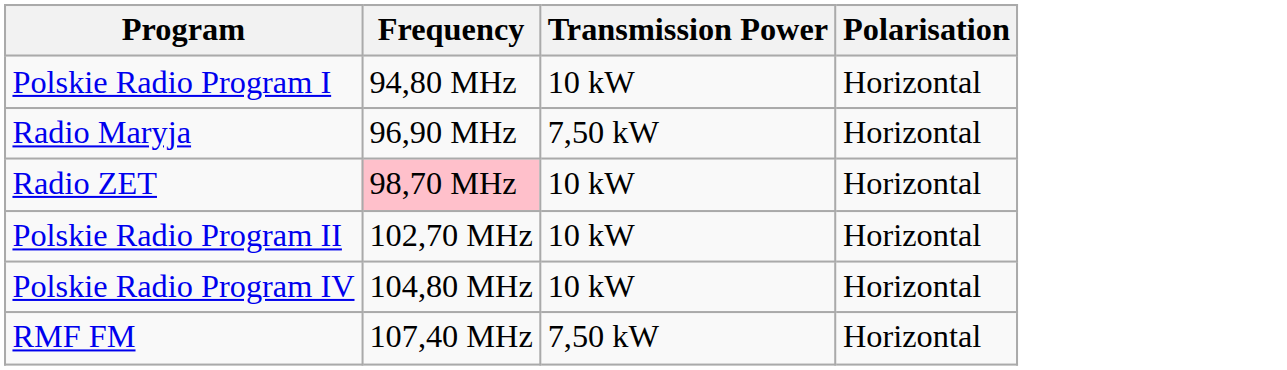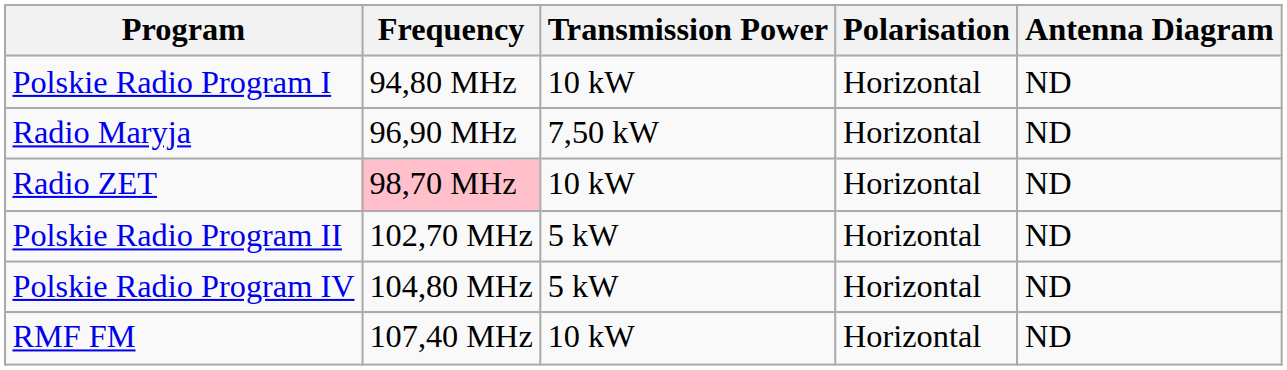+ column: (1149, 30)
(591, 235) 10 kW -> (583, 235) 5 kW
(591, 286) 10 kW -> (583, 286) 5 kW
(603, 337) 7,50 kW -> (591, 337) 10 kW
